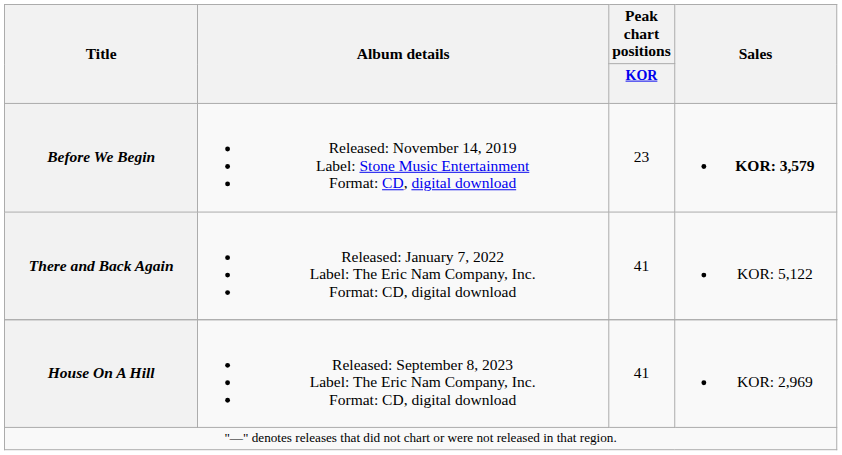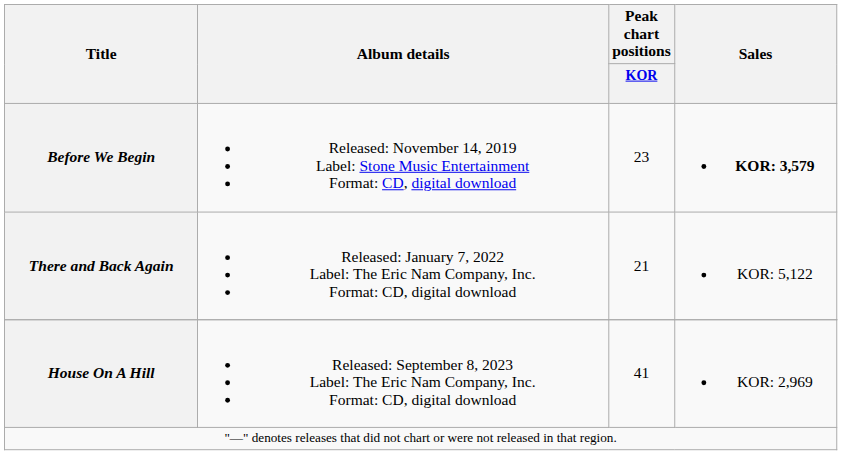(641, 265) 41 -> (641, 265) 21
